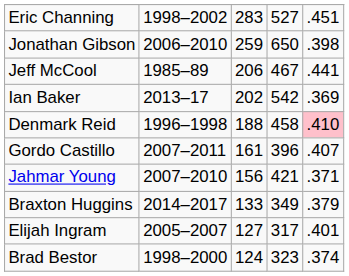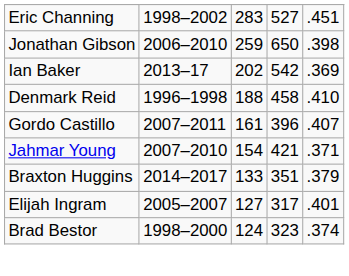- row: (53, 71)
(323, 124) pink background -> (323, 97) no background
(249, 177) 156 -> (249, 151) 154
(285, 204) 349 -> (285, 177) 351
